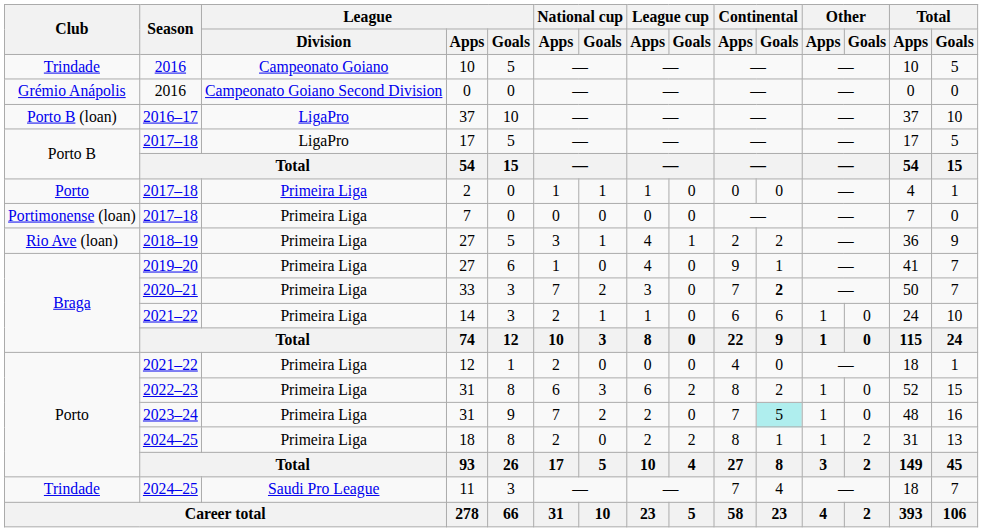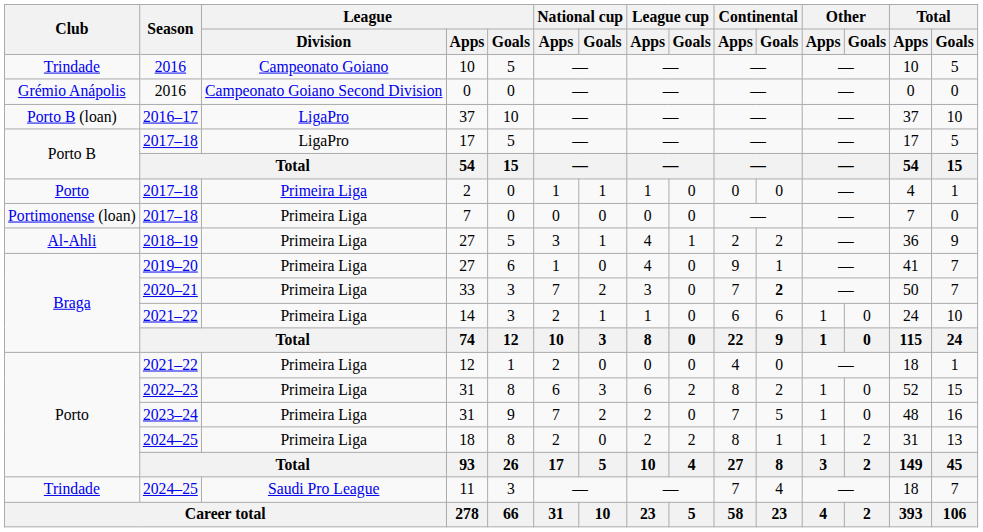(72, 240) Rio Ave (loan) -> (72, 240) Al-Ahli
(779, 414) paleturquoise background -> (779, 414) no background
